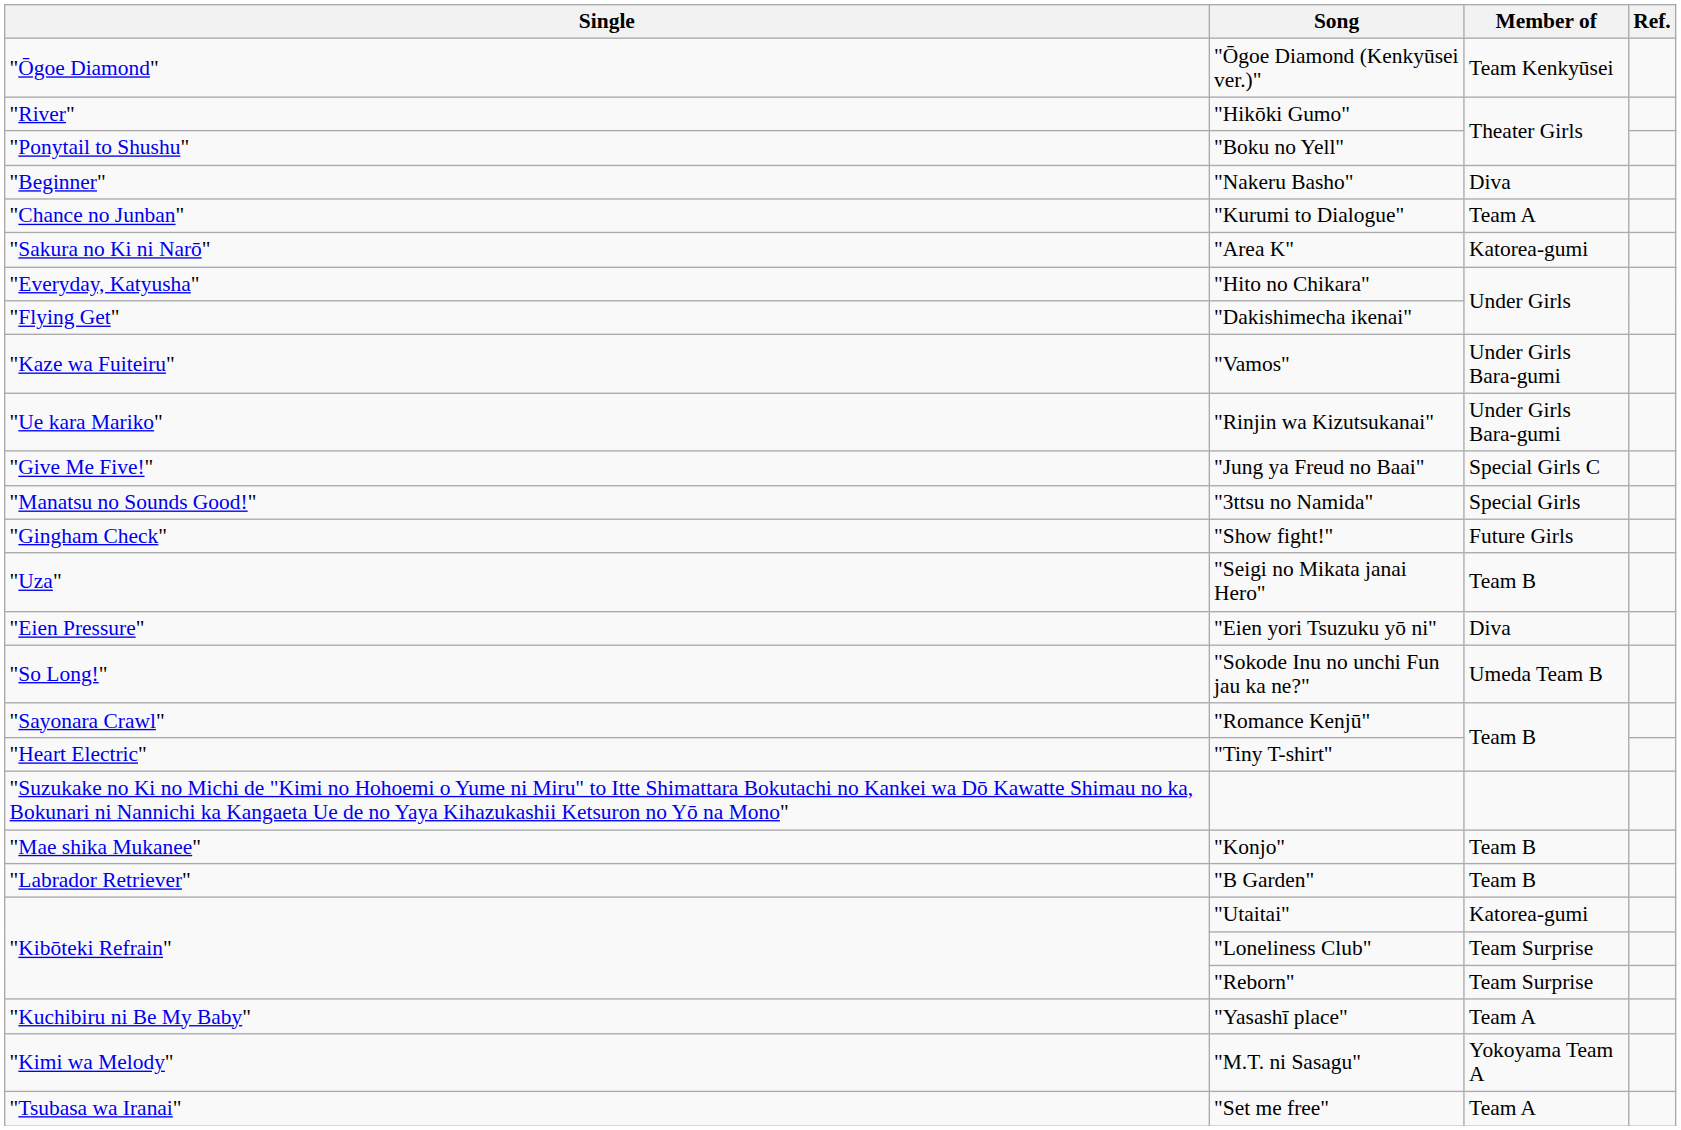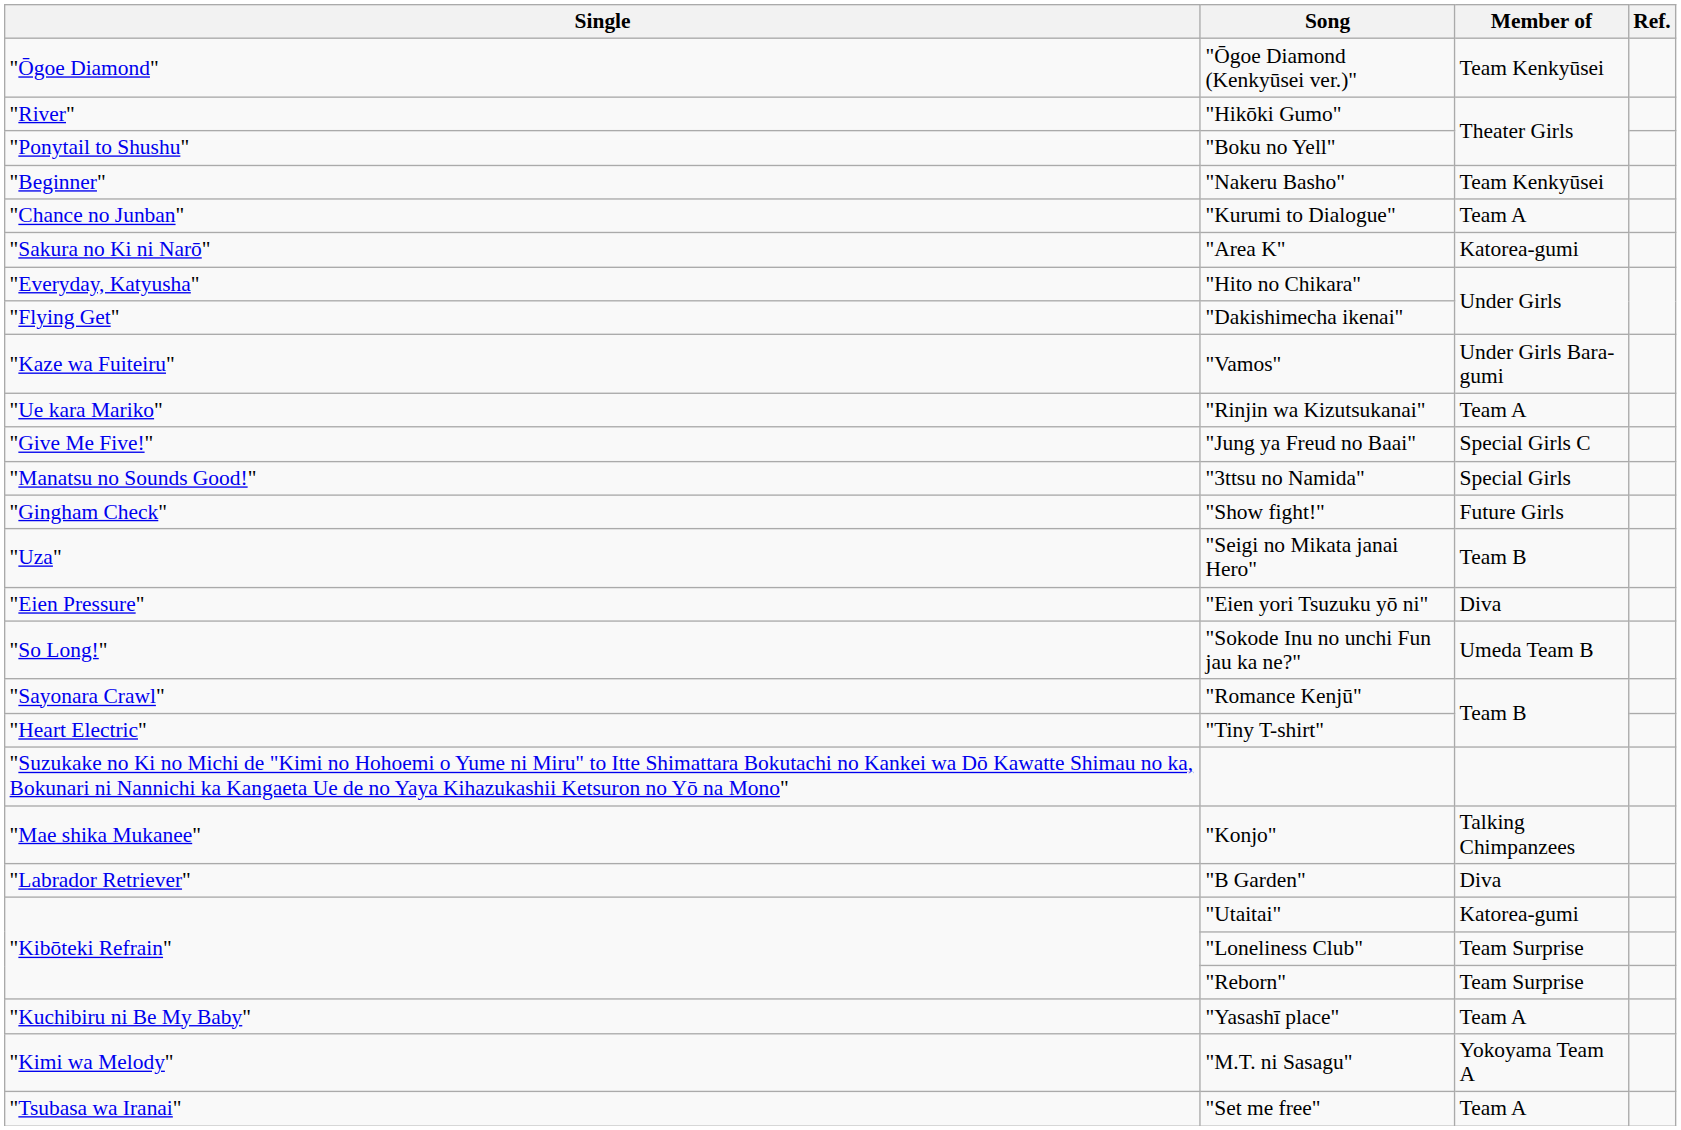(1490, 181) Diva -> (1532, 181) Team Kenkyūsei
(1520, 421) Under Girls Bara-gumi -> (1493, 409) Team A
(1503, 846) Team B -> (1517, 834) Talking Chimpanzees
(1503, 880) Team B -> (1480, 880) Diva
